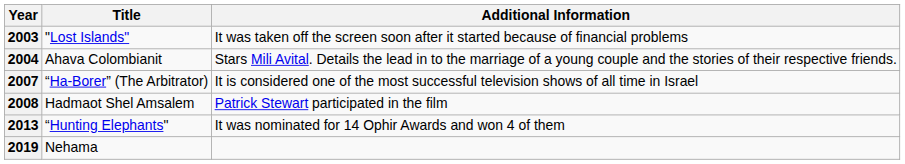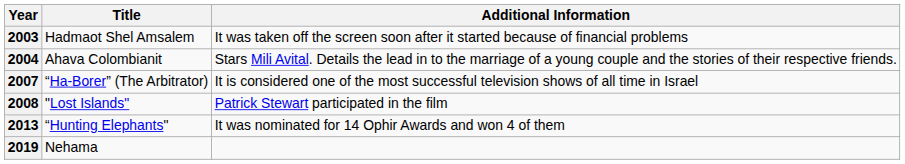(87, 37) "Lost Islands" -> (120, 37) Hadmaot Shel Amsalem
(120, 103) Hadmaot Shel Amsalem -> (87, 103) "Lost Islands"
